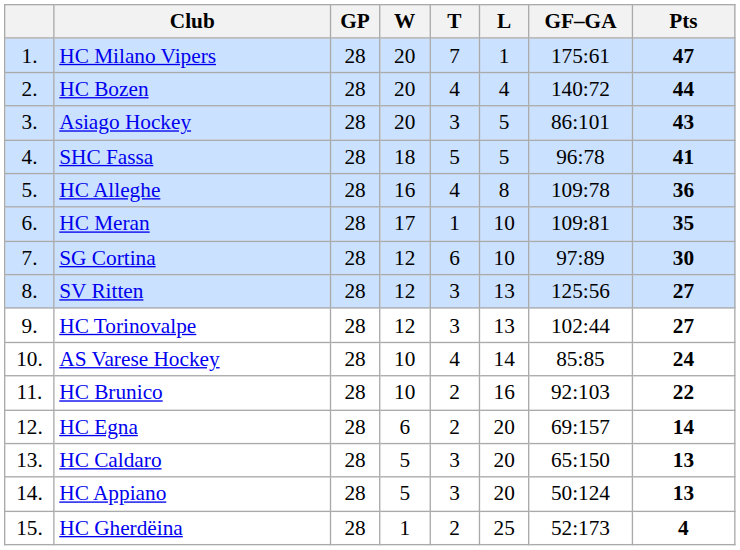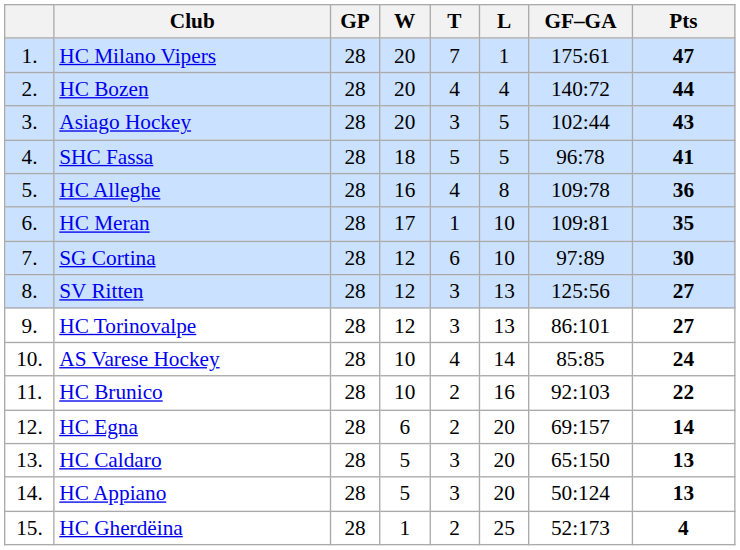(580, 122) 86:101 -> (580, 122) 102:44
(580, 325) 102:44 -> (580, 325) 86:101
